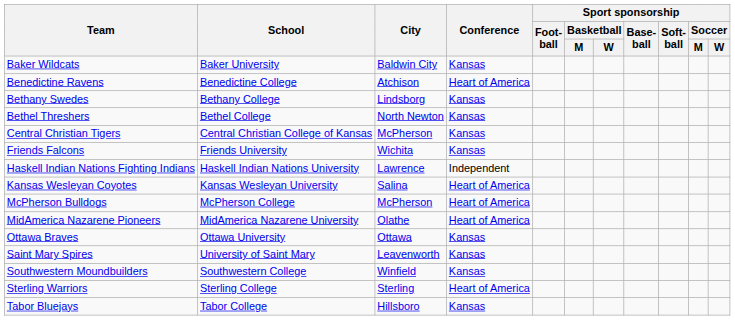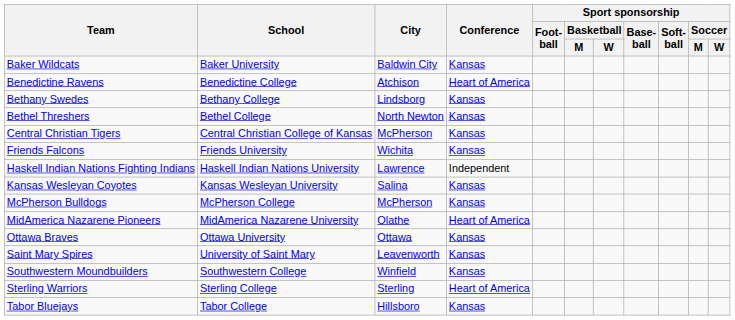(489, 185) Heart of America -> (467, 185) Kansas
(489, 202) Heart of America -> (467, 202) Kansas
